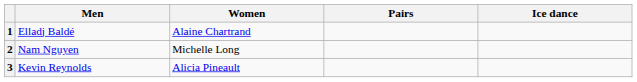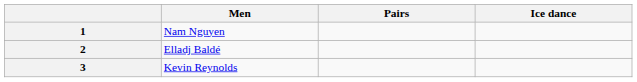- column: (247, 13)
(46, 31) Elladj Baldé -> (194, 31) Nam Nguyen
(48, 49) Nam Nguyen -> (192, 49) Elladj Baldé
